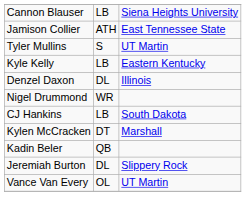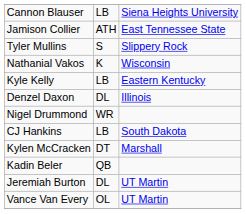(145, 47) UT Martin -> (154, 47) Slippery Rock
+ row: (45, 64)
(154, 166) Slippery Rock -> (145, 183) UT Martin
